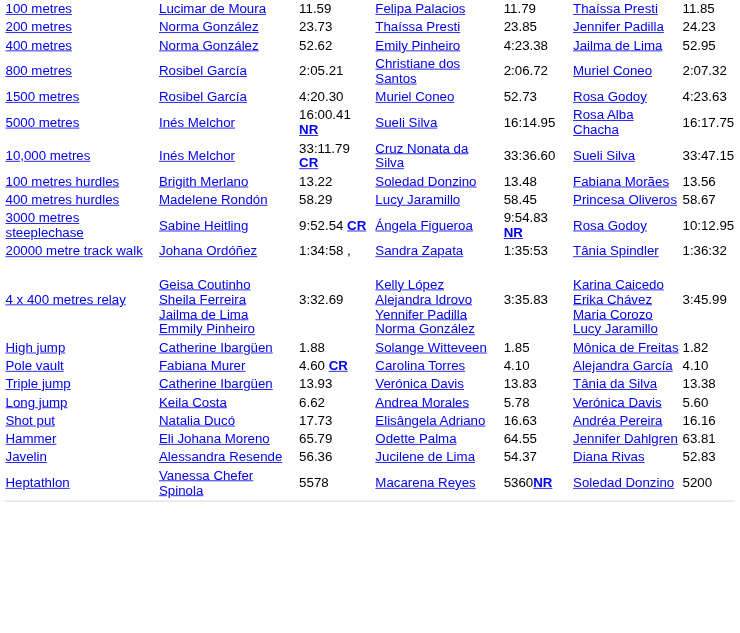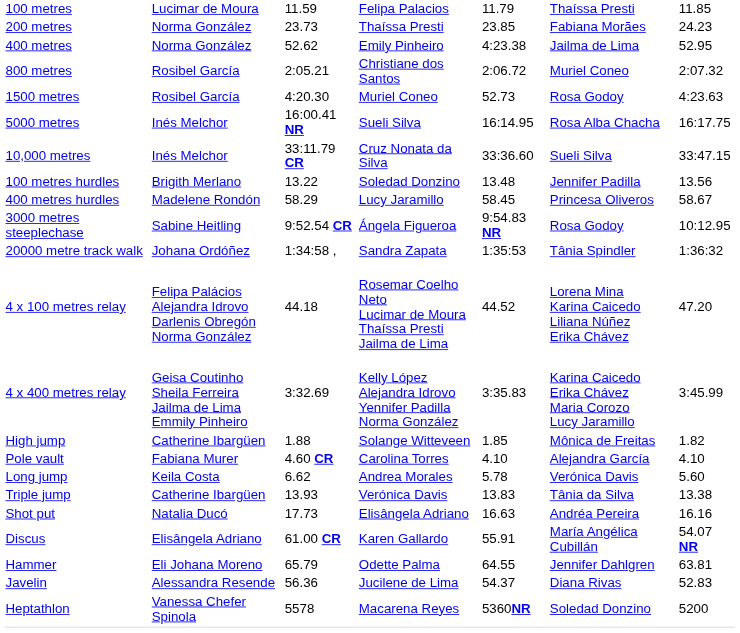(618, 27) Jennifer Padilla -> (598, 27) Fabiana Morães
(621, 181) Fabiana Morães -> (595, 181) Jennifer Padilla
+ row: (66, 307)
rows swapped: (36, 402) <-> (38, 384)
+ row: (25, 539)
